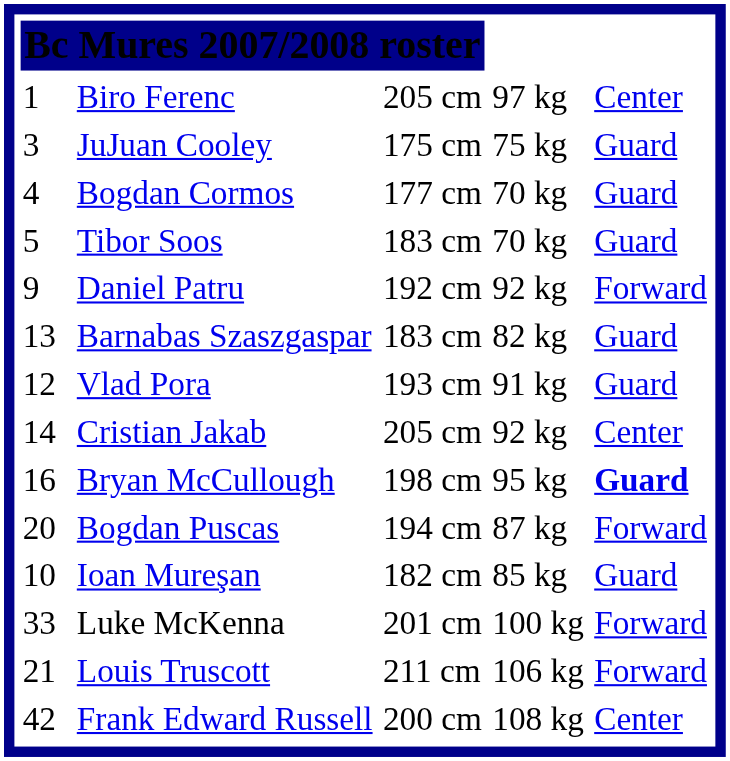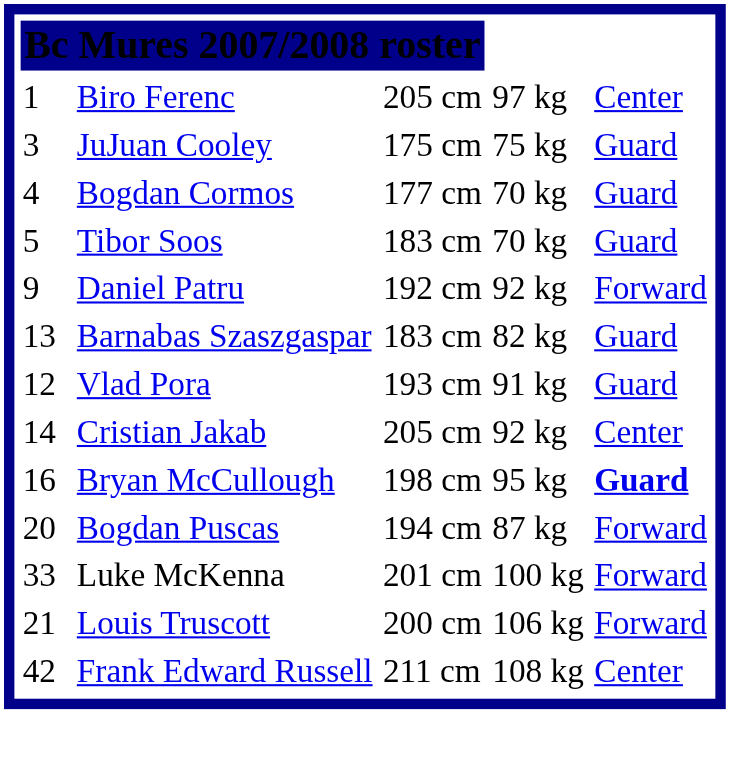- row: (169, 575)
(432, 671) 211 cm -> (432, 623) 200 cm
(432, 718) 200 cm -> (432, 671) 211 cm
